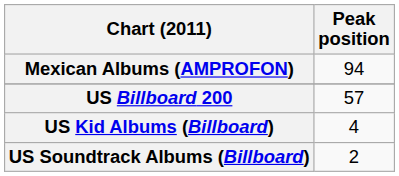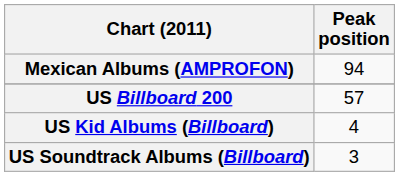(354, 156) 2 -> (354, 156) 3
